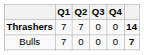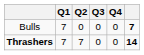rows swapped: (30, 42) <-> (30, 27)
